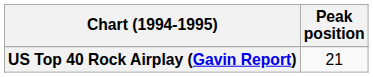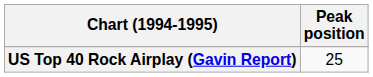(334, 59) 21 -> (334, 59) 25
